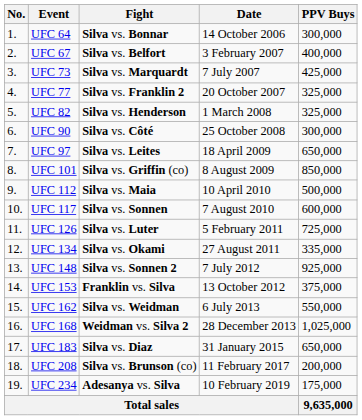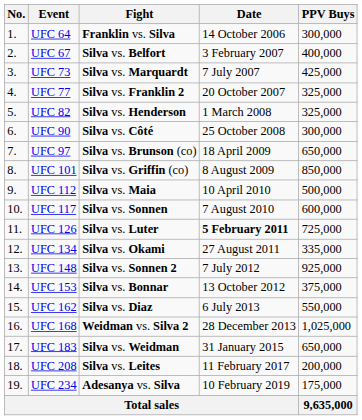(125, 33) Silva vs. Bonnar -> (129, 33) Franklin vs. Silva
(121, 151) Silva vs. Leites -> (139, 151) Silva vs. Brunson (co)
(243, 229) normal -> (245, 229) bold
(129, 287) Franklin vs. Silva -> (125, 287) Silva vs. Bonnar
(131, 307) Silva vs. Weidman -> (117, 307) Silva vs. Diaz
(117, 346) Silva vs. Diaz -> (131, 346) Silva vs. Weidman
(139, 365) Silva vs. Brunson (co) -> (121, 365) Silva vs. Leites
